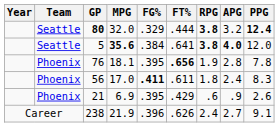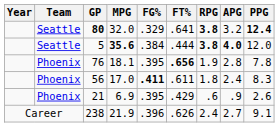(182, 30) .444 -> (182, 30) .641
(182, 47) .641 -> (182, 47) .444
